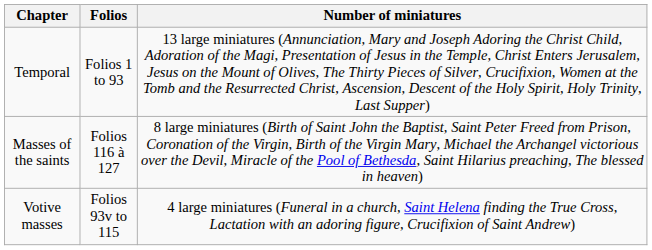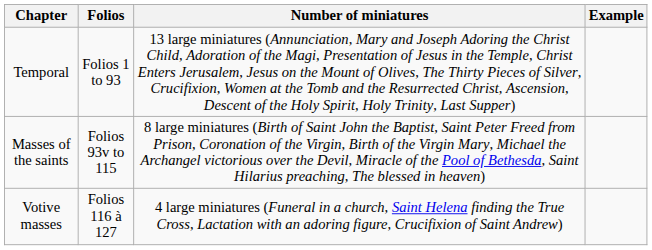+ column: (616, 16)
(109, 152) Folios 116 à 127 -> (106, 152) Folios 93v to 115
(109, 216) Folios 93v to 115 -> (106, 216) Folios 116 à 127
